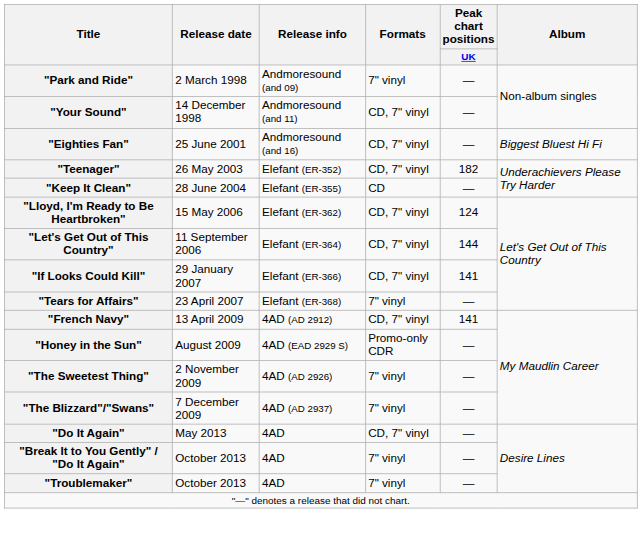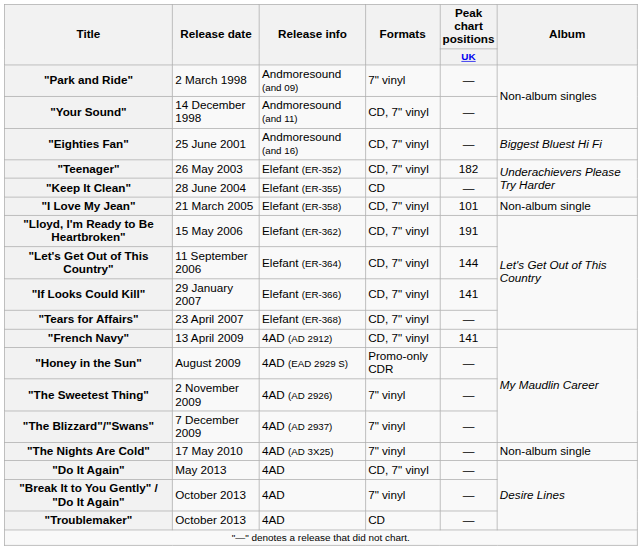+ row: (88, 206)
(469, 212) 124 -> (469, 231) 191
(387, 301) 7" vinyl -> (398, 319) CD, 7" vinyl
+ row: (88, 451)
(387, 483) 7" vinyl -> (377, 520) CD
